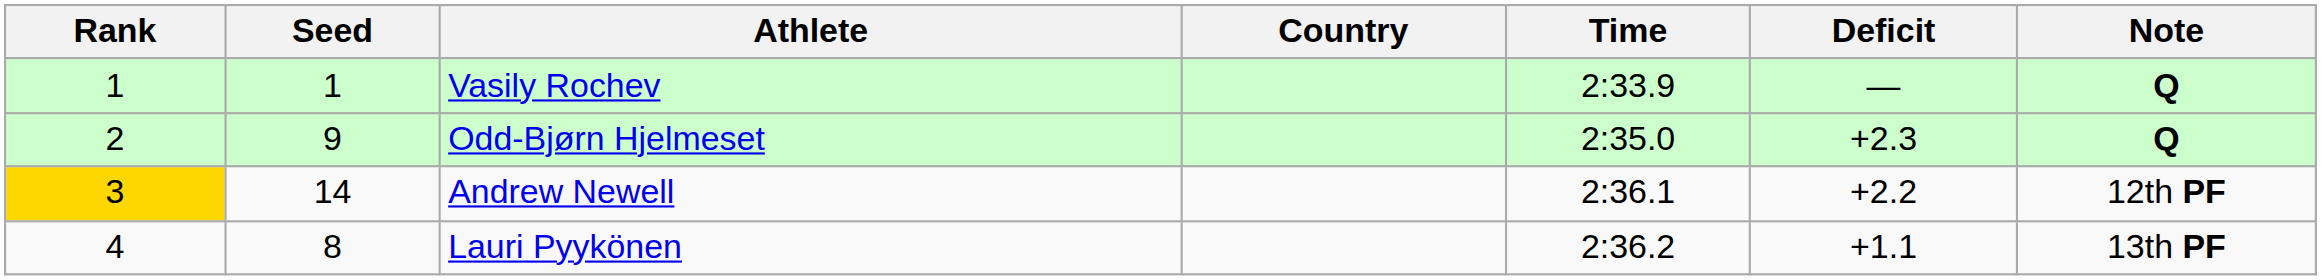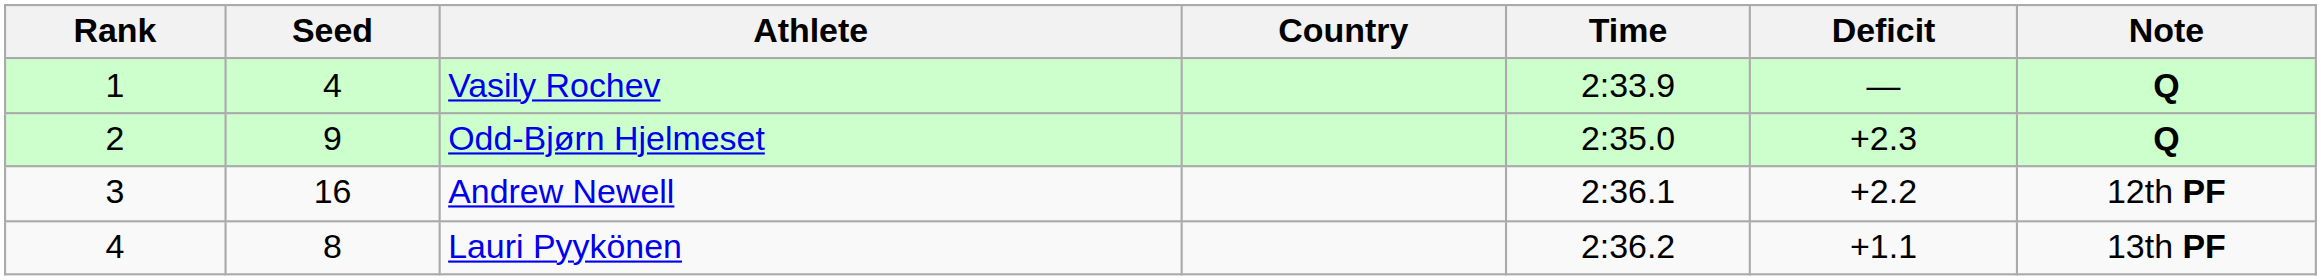(333, 85) 1 -> (333, 85) 4
(115, 192) gold background -> (115, 192) no background
(333, 192) 14 -> (333, 192) 16
